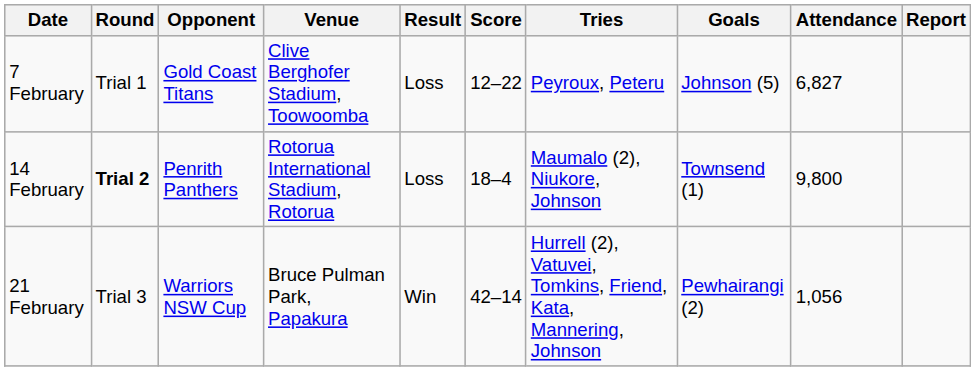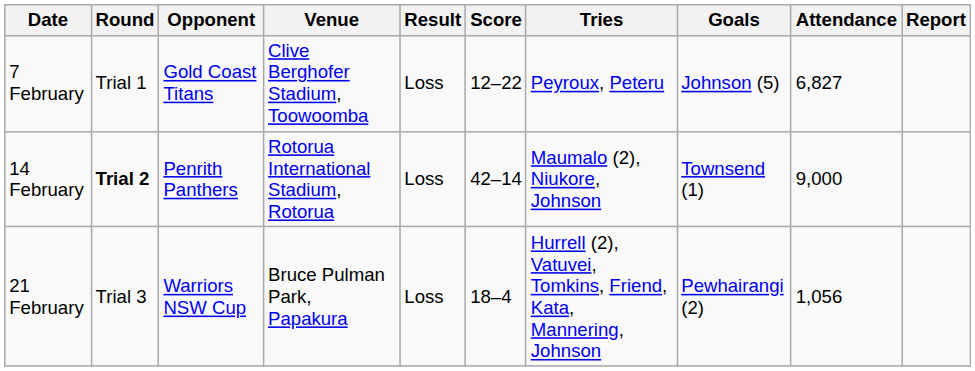(491, 179) 18–4 -> (496, 179) 42–14
(819, 179) 9,800 -> (819, 179) 9,000
(420, 297) Win -> (424, 297) Loss
(496, 297) 42–14 -> (491, 297) 18–4
